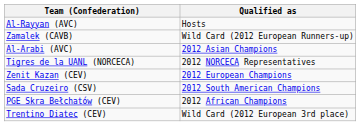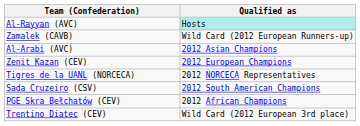(194, 24) no background -> (194, 24) paleturquoise background
rows swapped: (47, 75) <-> (71, 62)
